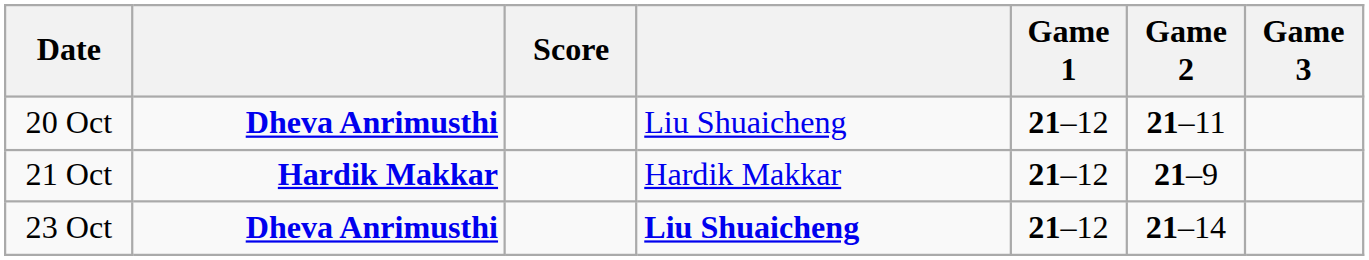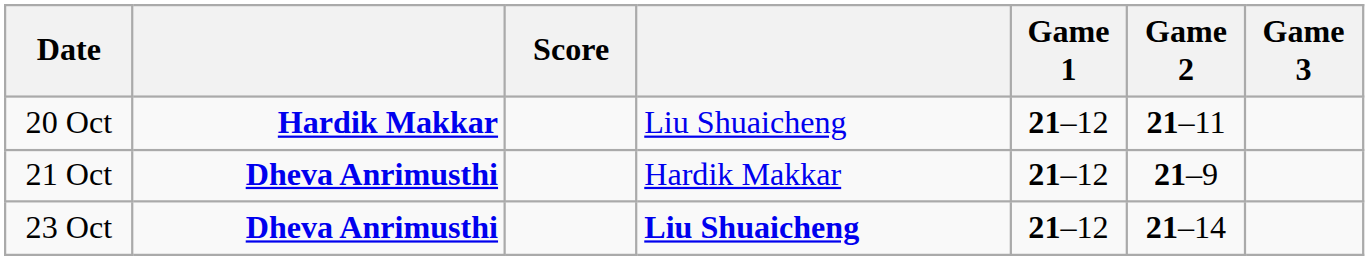(372, 122) Dheva Anrimusthi -> (388, 122) Hardik Makkar
(388, 175) Hardik Makkar -> (372, 175) Dheva Anrimusthi
